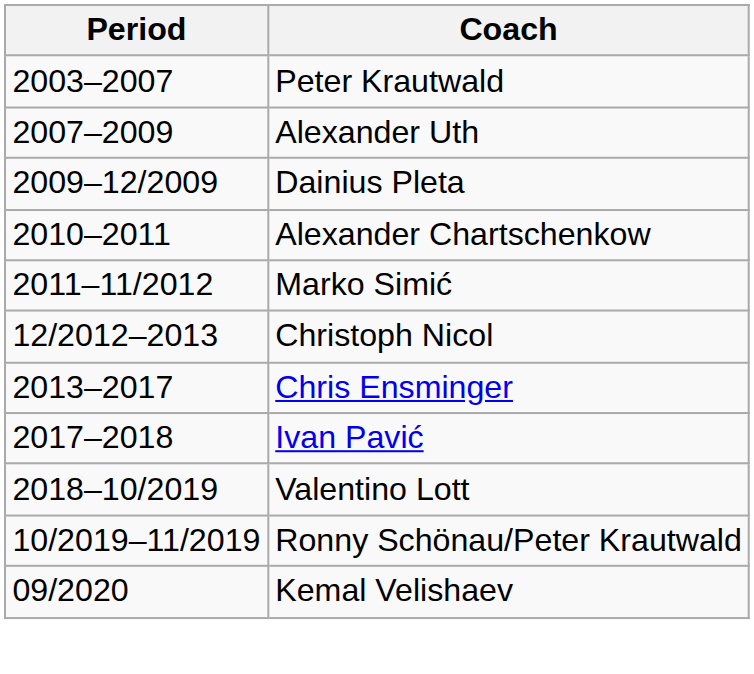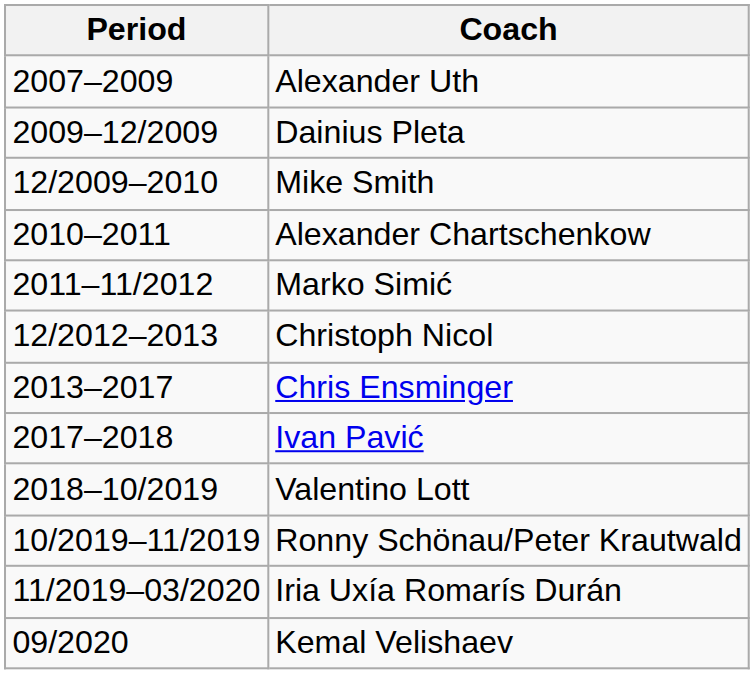- row: (390, 81)
+ row: (355, 183)
+ row: (449, 591)
